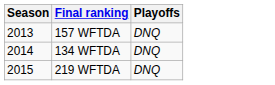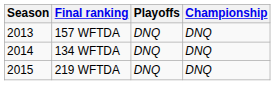+ column: (226, 13)
